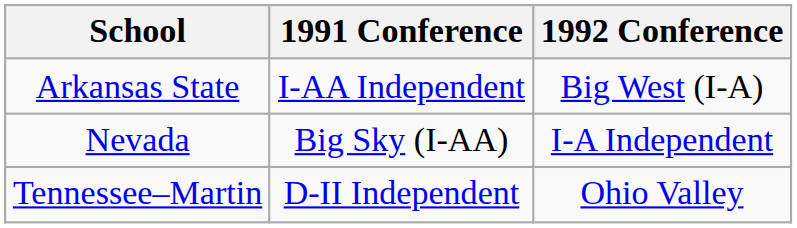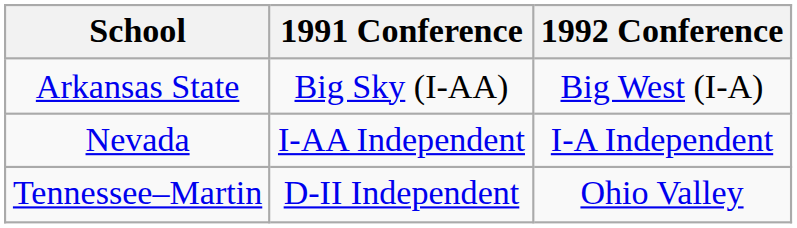(401, 85) I-AA Independent -> (401, 85) Big Sky (I-AA)
(401, 139) Big Sky (I-AA) -> (401, 139) I-AA Independent
